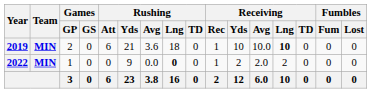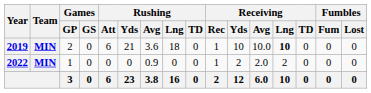(129, 63) 9 -> (129, 63) 0
(152, 63) 0.0 -> (152, 63) 0.9
(174, 63) bold -> (174, 63) normal
